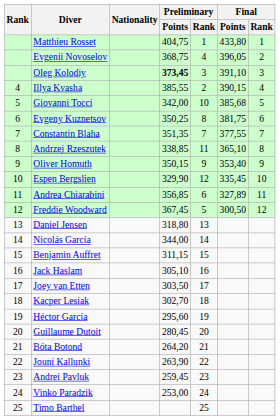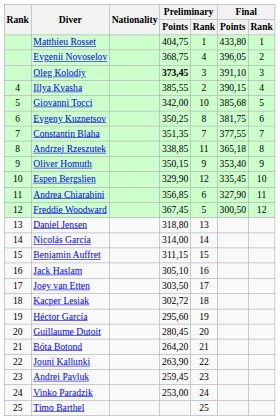(233, 149) 365,10 -> (233, 149) 365,18
(233, 194) 327,89 -> (233, 194) 327,90
(175, 240) 344,00 -> (175, 240) 314,00
(175, 301) 302,70 -> (175, 301) 302,72
